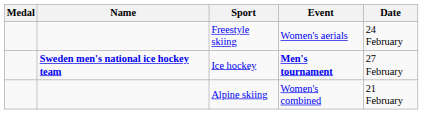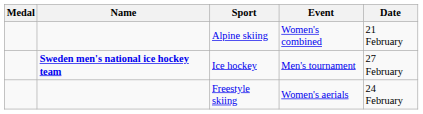rows swapped: (239, 94) <-> (230, 36)
(307, 65) bold -> (318, 65) normal
